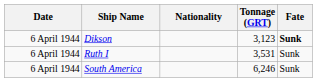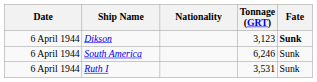rows swapped: (96, 54) <-> (113, 69)
